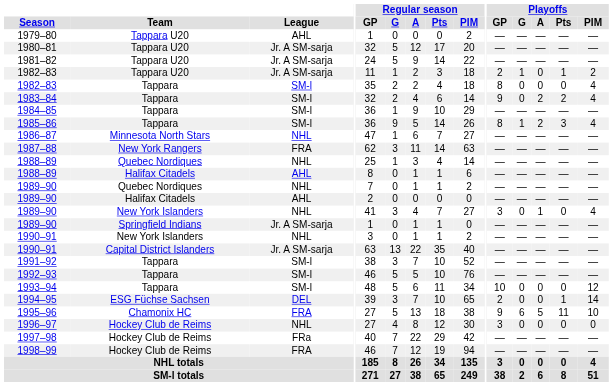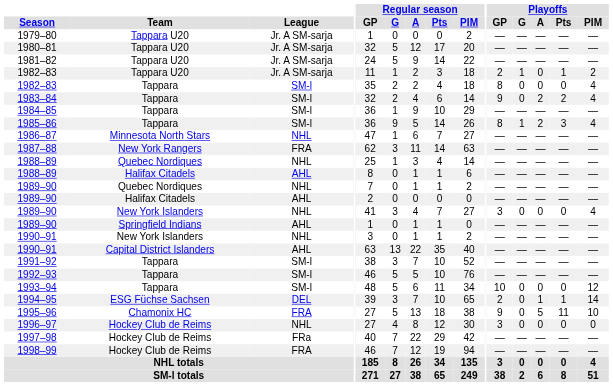(302, 35) AHL -> (302, 35) Jr. A SM-sarja
(540, 212) 1 -> (540, 212) 0
(302, 224) Jr. A SM-sarja -> (302, 224) AHL
(302, 249) Jr. A SM-sarja -> (302, 249) AHL
(540, 300) 0 -> (540, 300) 1
(522, 312) 6 -> (522, 312) 0
